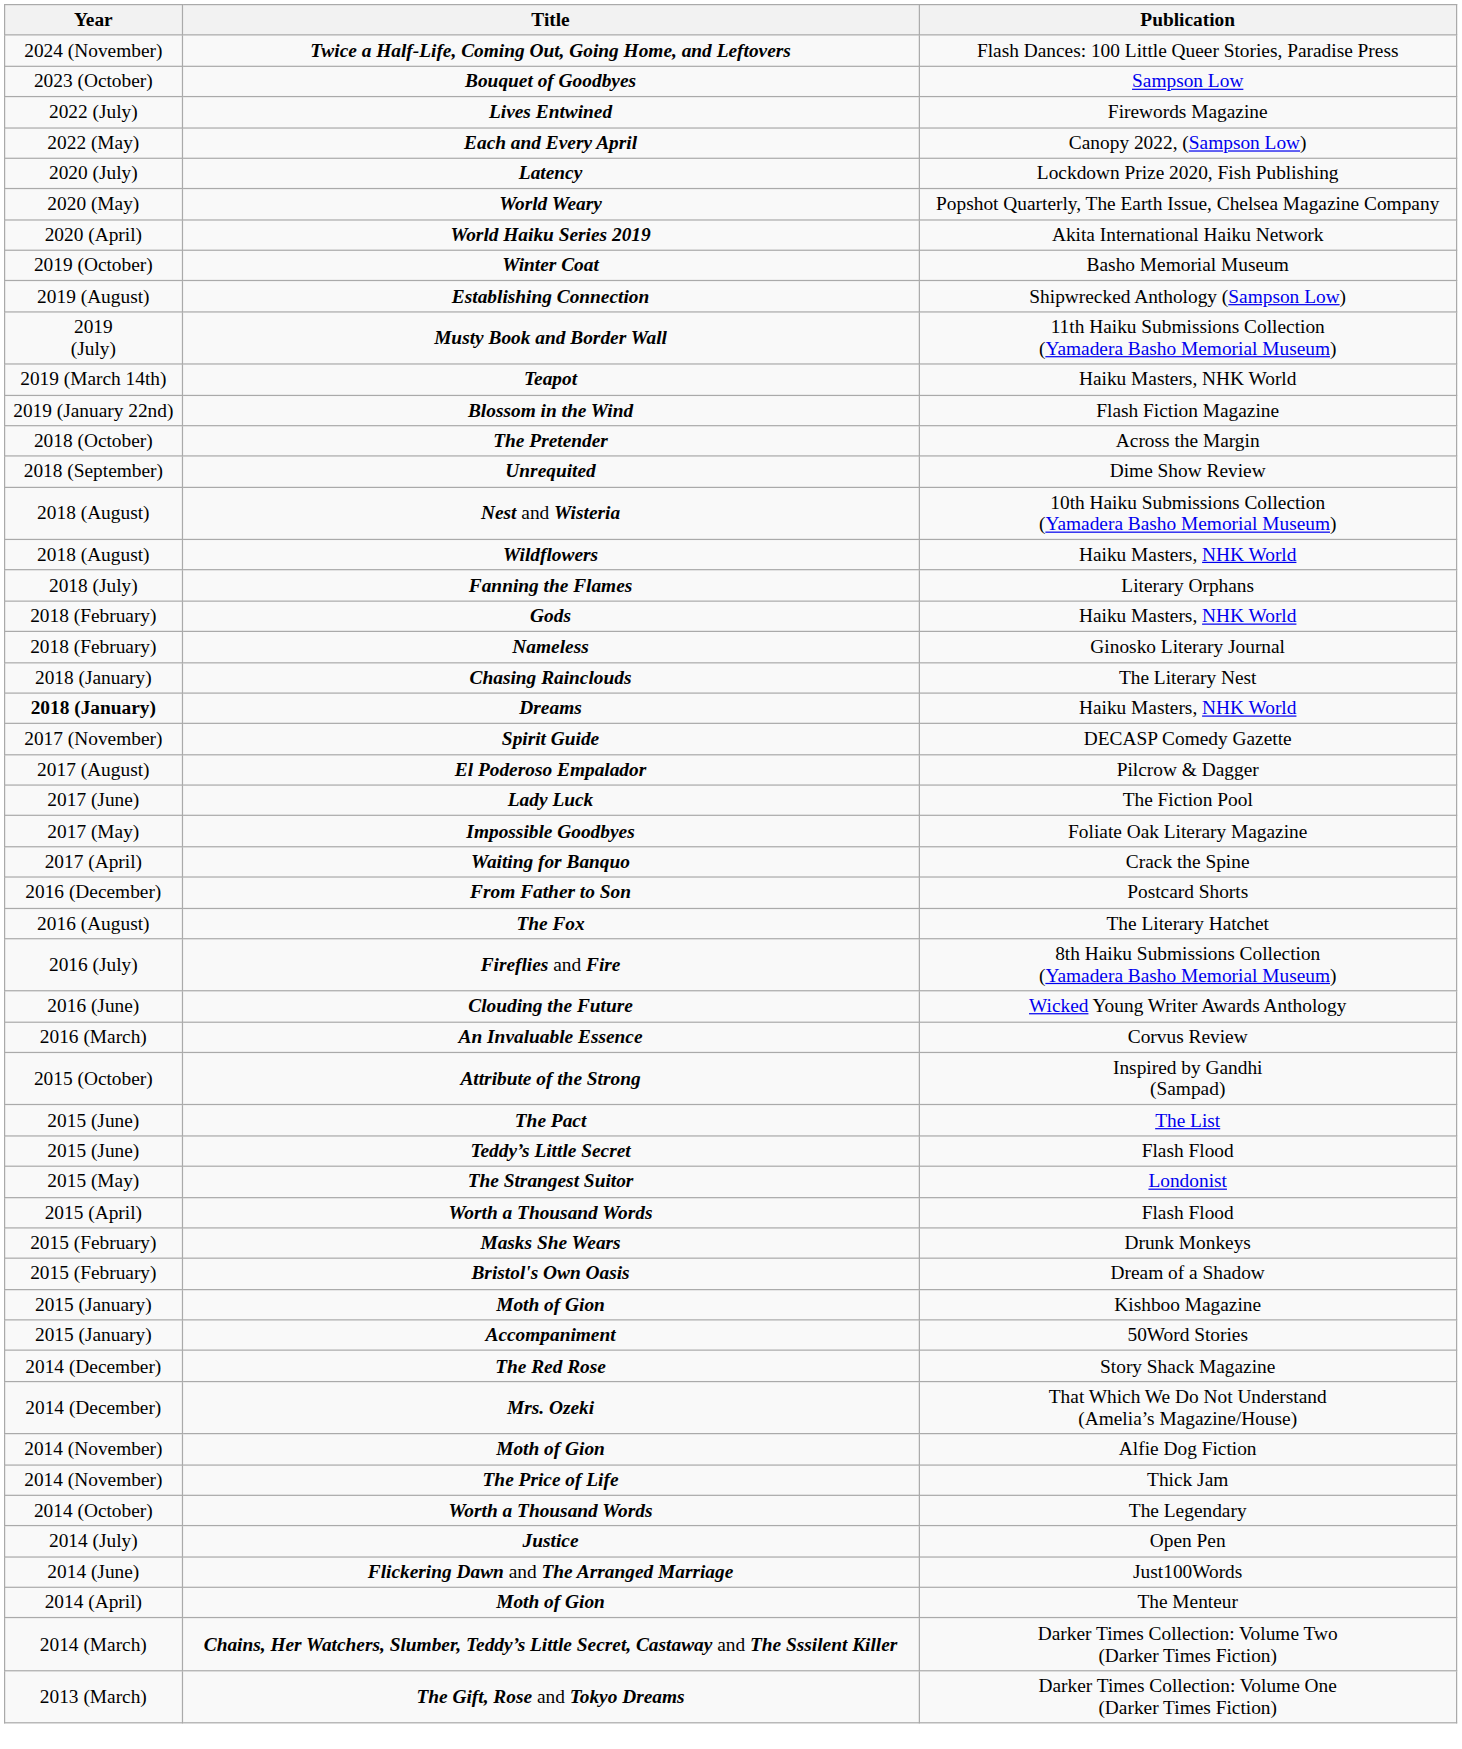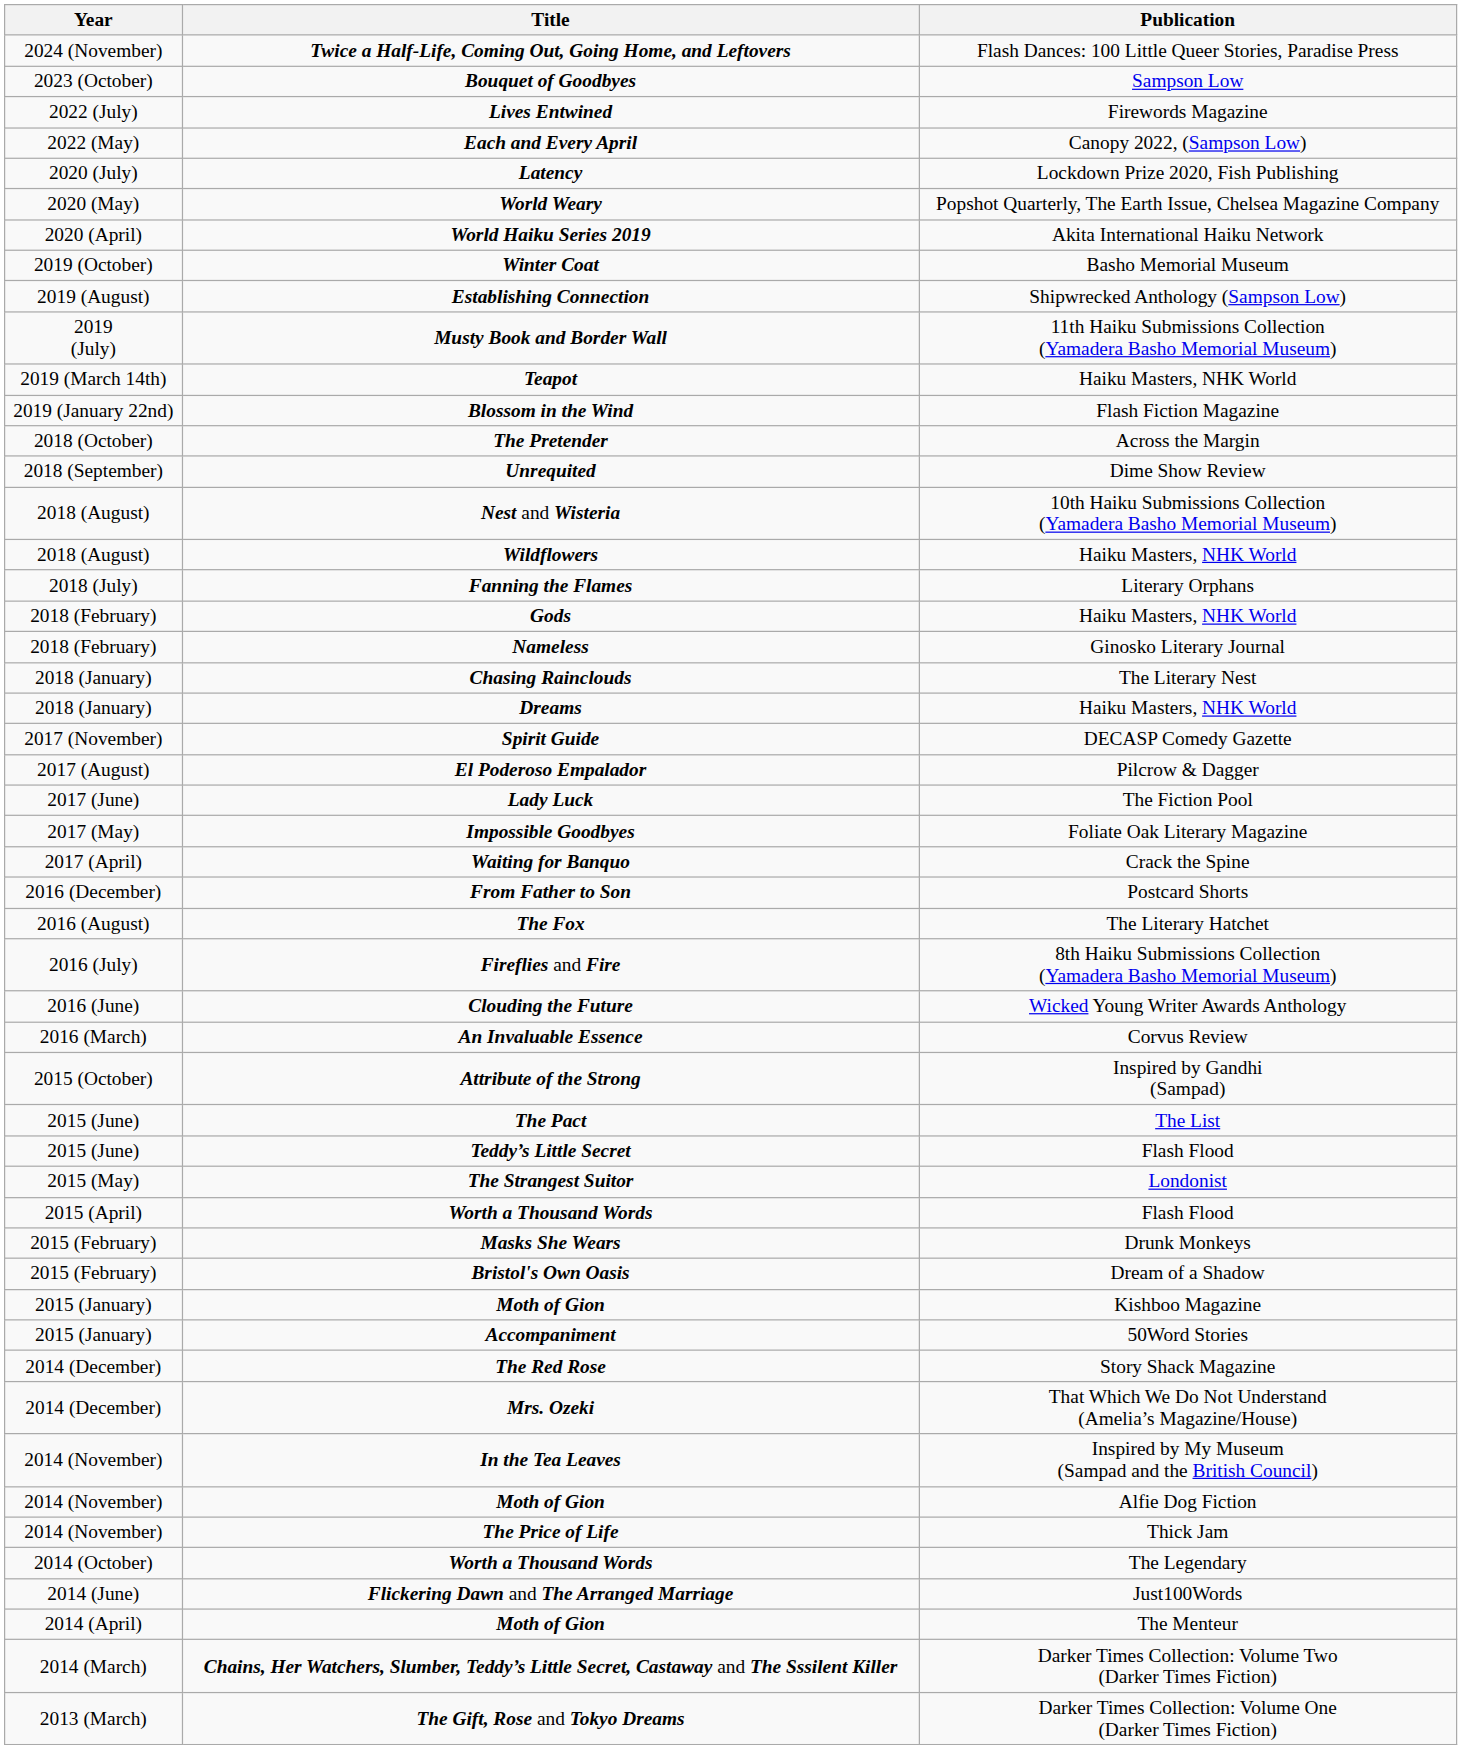(93, 708) bold -> (93, 708) normal
+ row: (551, 1459)
- row: (551, 1541)
